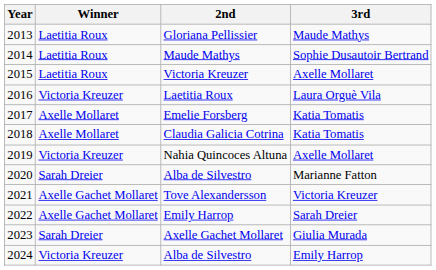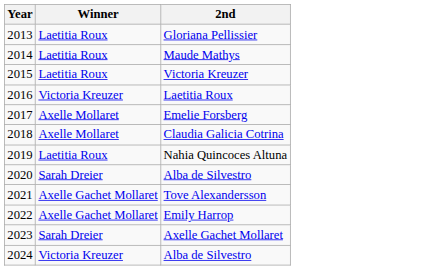- column: (361, 14)
(81, 154) Victoria Kreuzer -> (73, 154) Laetitia Roux
